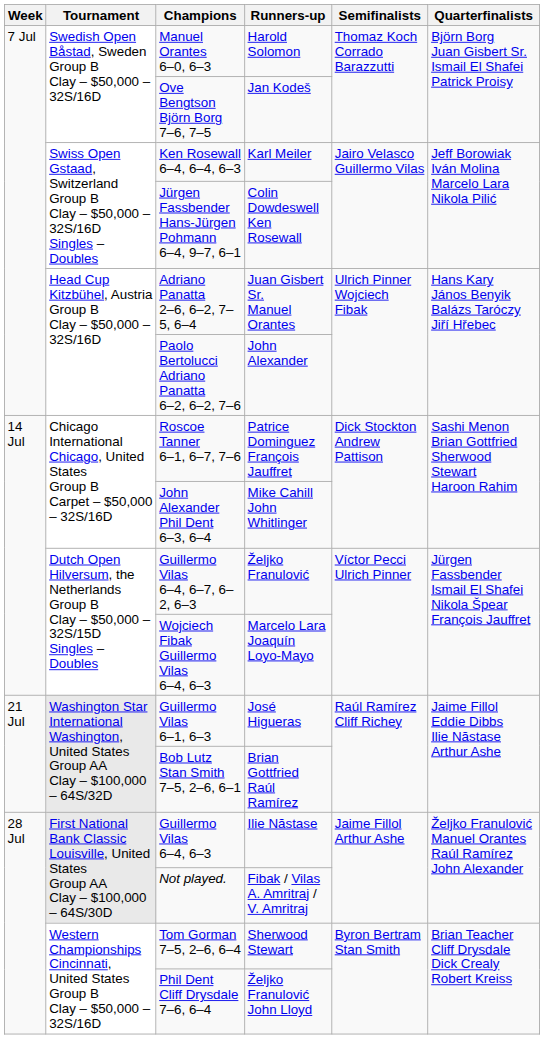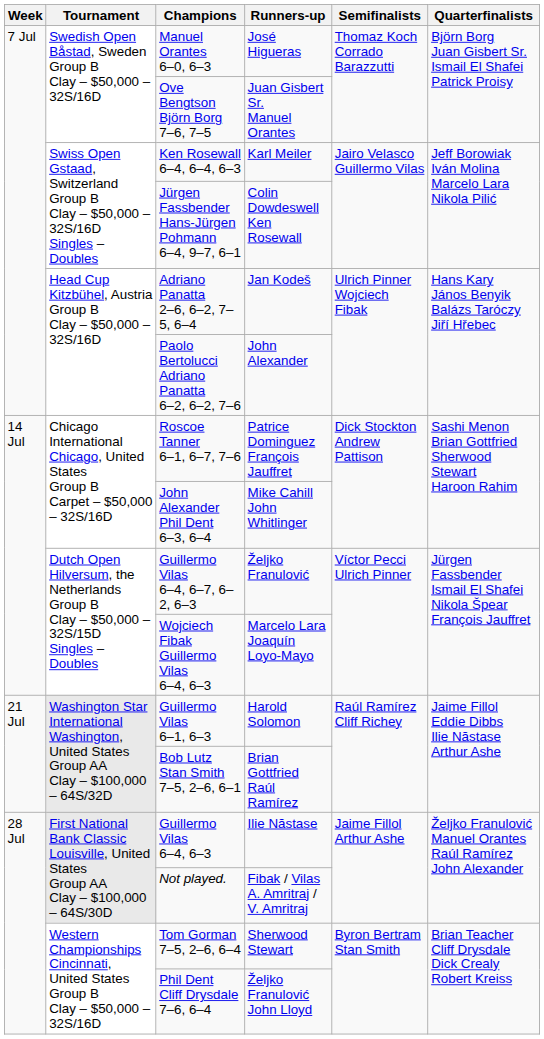(274, 44) Harold Solomon -> (274, 44) José Higueras
(279, 87) Jan Kodeš -> (285, 110) Juan Gisbert Sr. Manuel Orantes
(285, 302) Juan Gisbert Sr. Manuel Orantes -> (279, 279) Jan Kodeš
(274, 713) José Higueras -> (274, 713) Harold Solomon
